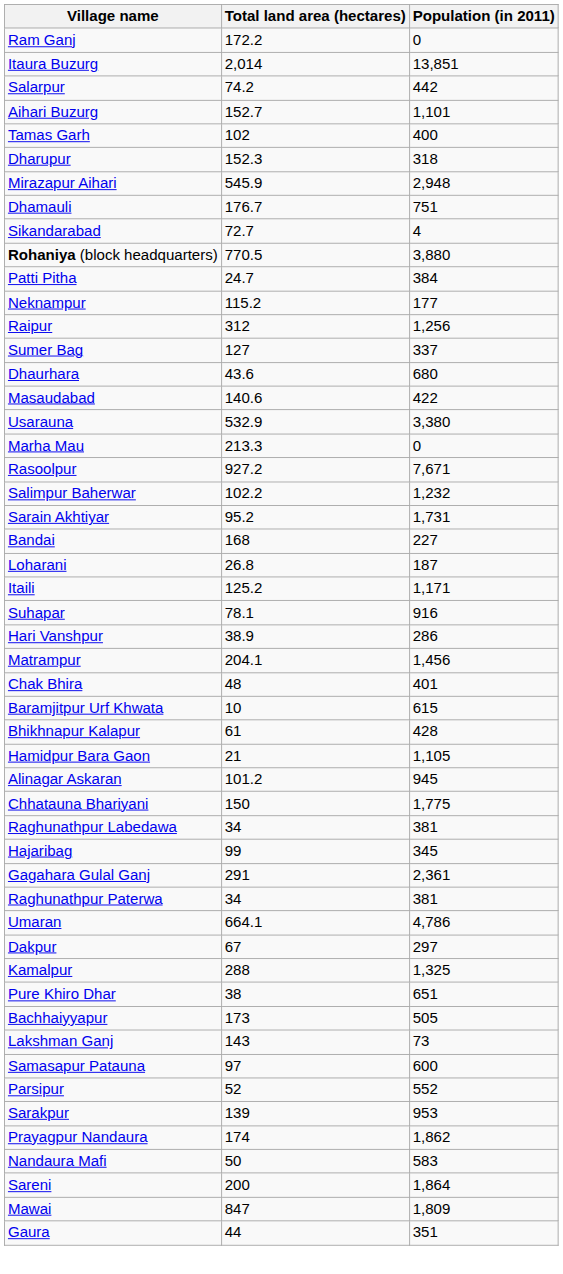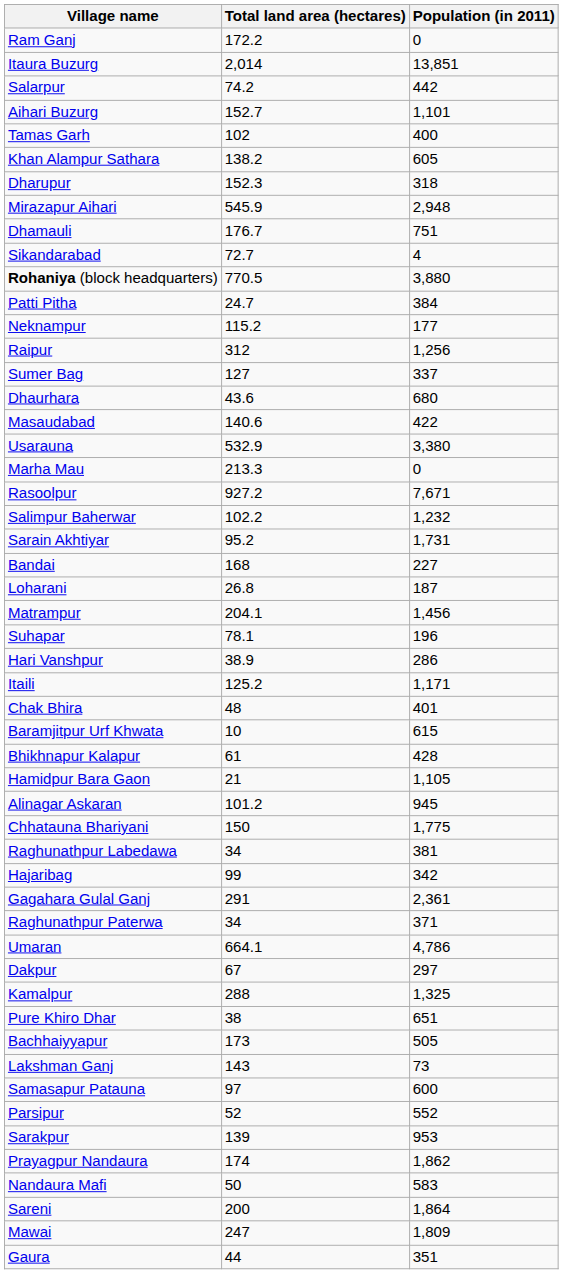+ row: (84, 159)
rows swapped: (44, 660) <-> (21, 588)
(425, 612) 916 -> (425, 636) 196
(425, 851) 345 -> (425, 875) 342
(425, 898) 381 -> (425, 922) 371
(237, 1209) 847 -> (237, 1232) 247
